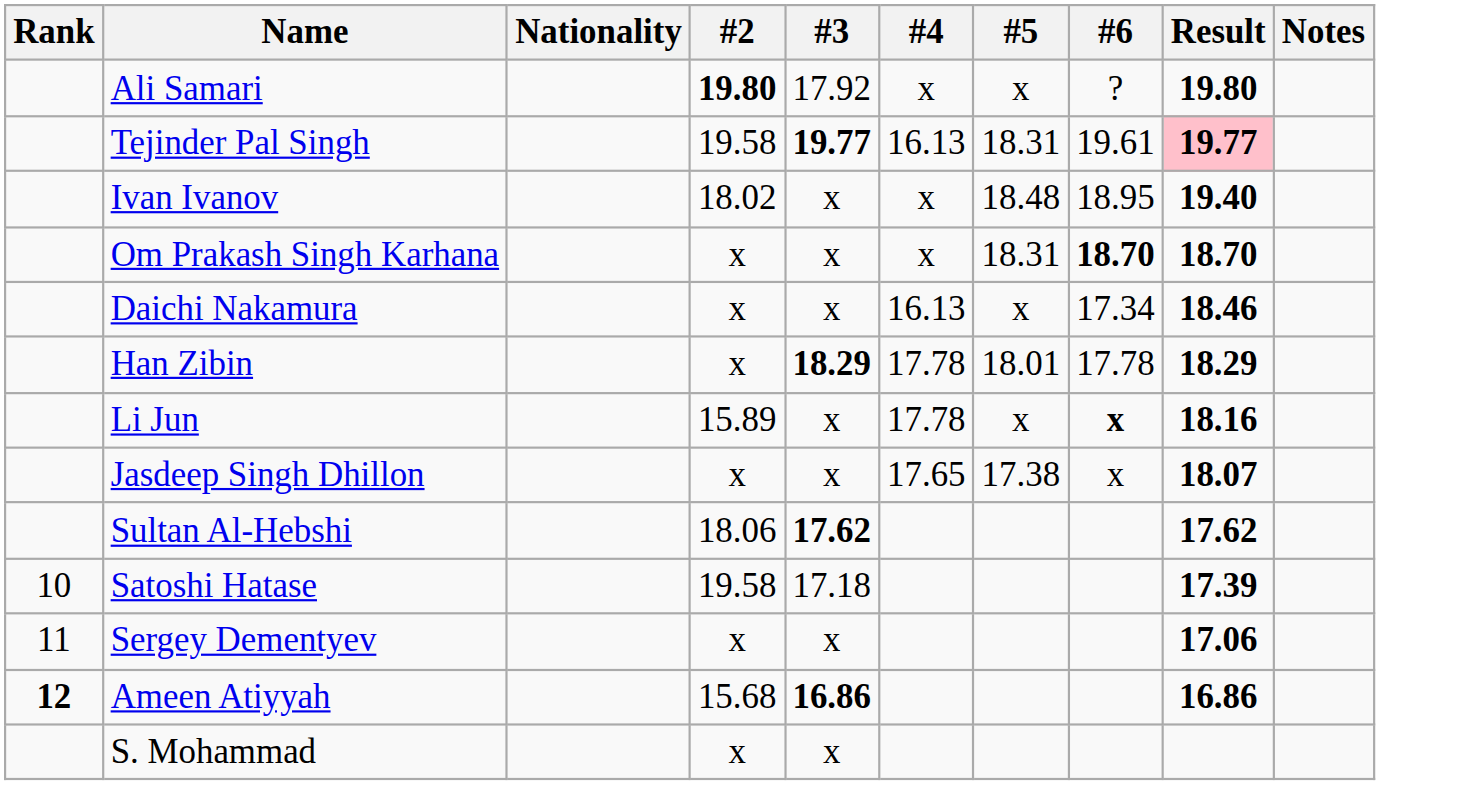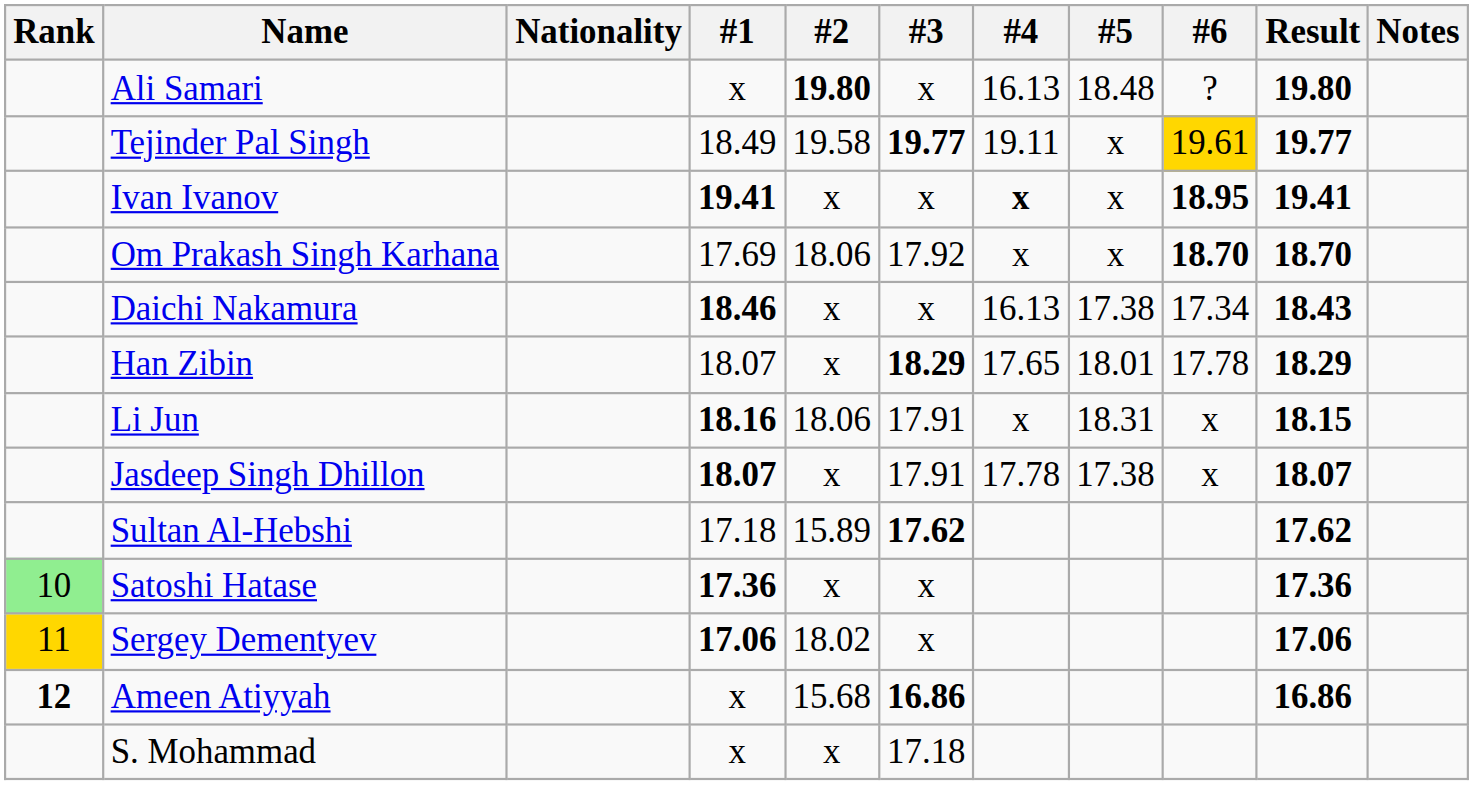+ column: (737, 32)
(832, 87) 17.92 -> (926, 87) x
(926, 87) x -> (1021, 87) 16.13
(1021, 87) x -> (1115, 87) 18.48
(926, 142) 16.13 -> (1021, 142) 19.11
(1021, 142) 18.31 -> (1115, 142) x
(1115, 142) no background -> (1210, 142) gold background
(1218, 142) pink background -> (1313, 142) no background
(737, 198) 18.02 -> (832, 198) x
(926, 198) normal -> (1021, 198) bold
(1021, 198) 18.48 -> (1115, 198) x
(1115, 198) normal -> (1210, 198) bold
(1218, 198) 19.40 -> (1313, 198) 19.41
(737, 253) x -> (832, 253) 18.06
(832, 253) x -> (926, 253) 17.92
(1021, 253) 18.31 -> (1115, 253) x
(1021, 308) x -> (1115, 308) 17.38
(1218, 308) 18.46 -> (1313, 308) 18.43
(926, 364) 17.78 -> (1021, 364) 17.65
(737, 419) 15.89 -> (832, 419) 18.06
(832, 419) x -> (926, 419) 17.91
(926, 419) 17.78 -> (1021, 419) x
(1021, 419) x -> (1115, 419) 18.31
(1115, 419) bold -> (1210, 419) normal
(1218, 419) 18.16 -> (1313, 419) 18.15
(832, 474) x -> (926, 474) 17.91
(926, 474) 17.65 -> (1021, 474) 17.78
(737, 530) 18.06 -> (832, 530) 15.89
(54, 585) no background -> (54, 585) lightgreen background
(737, 585) 19.58 -> (832, 585) x
(832, 585) 17.18 -> (926, 585) x
(1218, 585) 17.39 -> (1313, 585) 17.36
(54, 640) no background -> (54, 640) gold background
(737, 640) x -> (832, 640) 18.02
(832, 751) x -> (926, 751) 17.18
